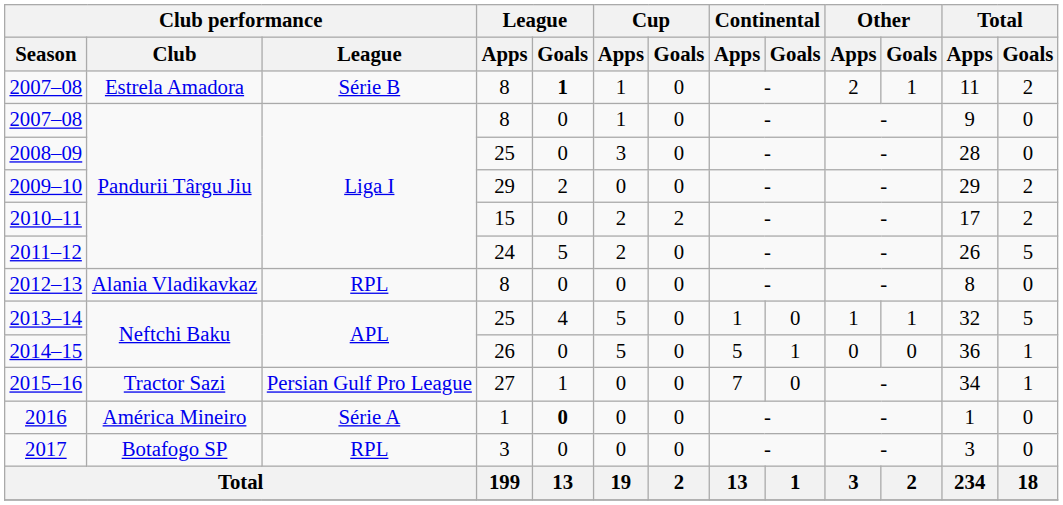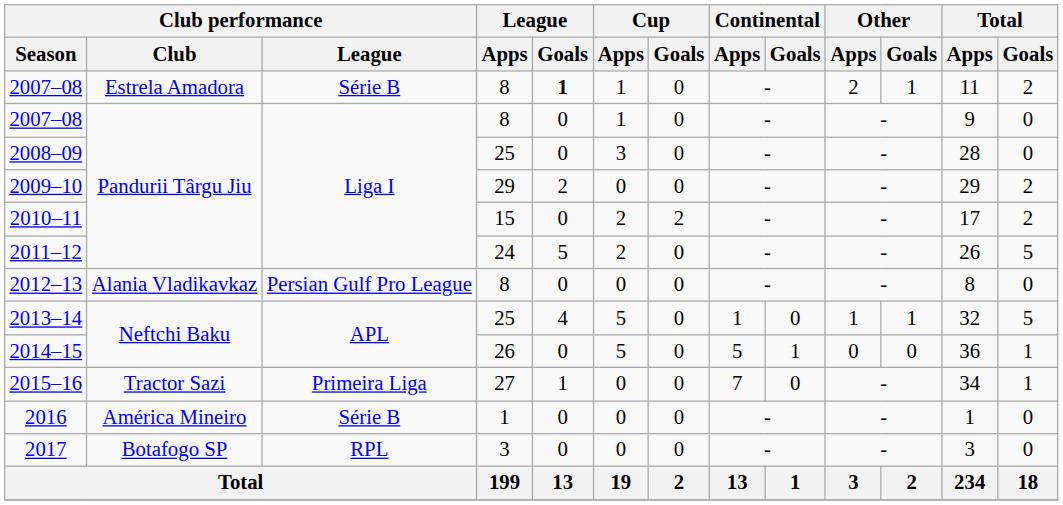(369, 284) RPL -> (369, 284) Persian Gulf Pro League
(369, 383) Persian Gulf Pro League -> (369, 383) Primeira Liga
(369, 416) Série A -> (369, 416) Série B
(563, 416) bold -> (563, 416) normal
